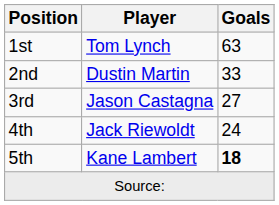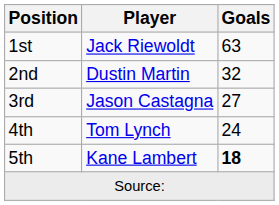(128, 46) Tom Lynch -> (140, 46) Jack Riewoldt
(231, 74) 33 -> (231, 74) 32
(140, 130) Jack Riewoldt -> (128, 130) Tom Lynch
